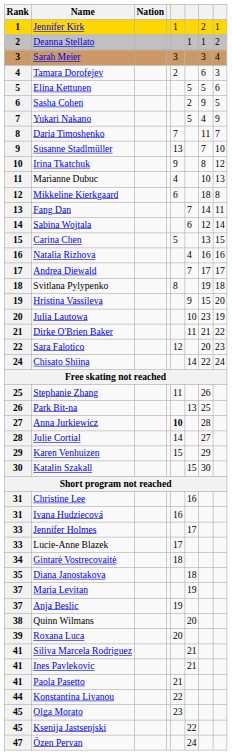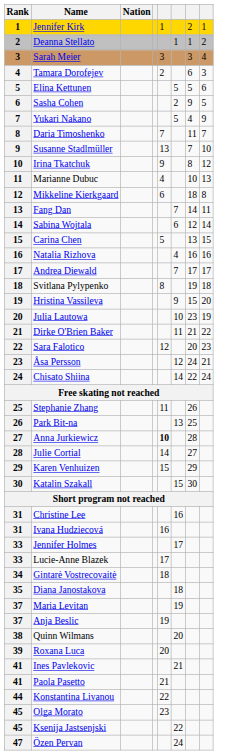+ row: (57, 362)
- row: (83, 651)
